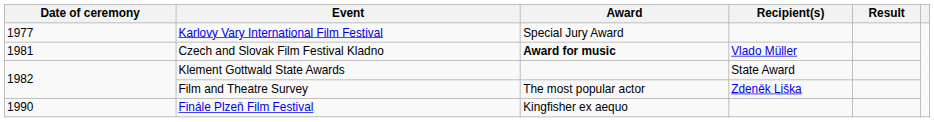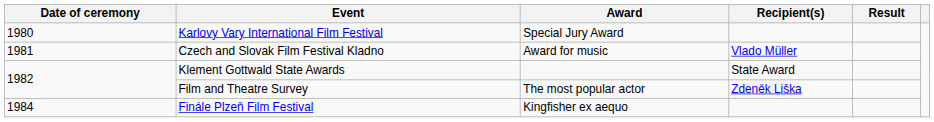(20, 32) 1977 -> (20, 32) 1980
(569, 51) bold -> (566, 51) normal
(20, 107) 1990 -> (20, 107) 1984
